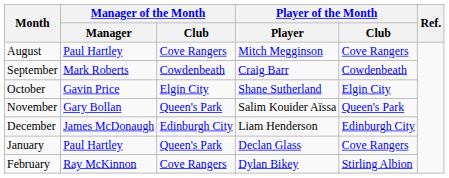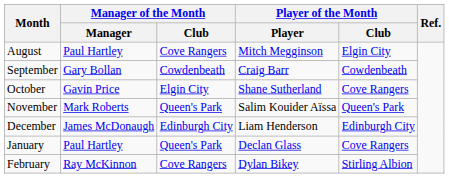(375, 51) Cove Rangers -> (366, 51) Elgin City
(96, 70) Mark Roberts -> (92, 70) Gary Bollan
(366, 88) Elgin City -> (375, 88) Cove Rangers
(92, 107) Gary Bollan -> (96, 107) Mark Roberts
